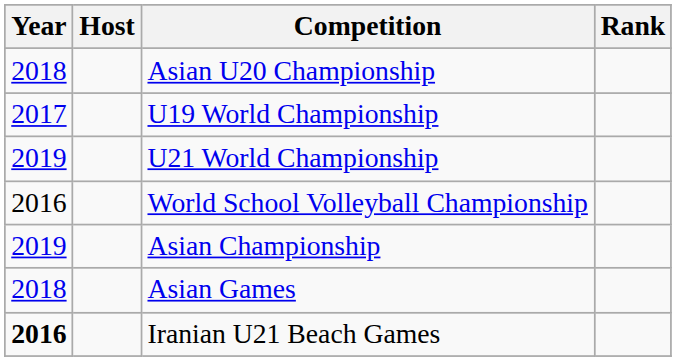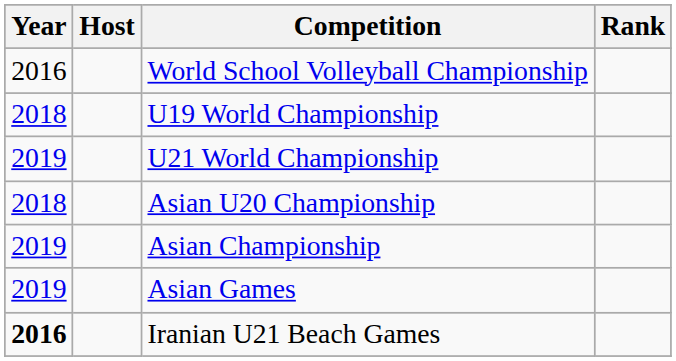rows swapped: (368, 202) <-> (291, 70)
(39, 114) 2017 -> (39, 114) 2018
(39, 289) 2018 -> (39, 289) 2019
